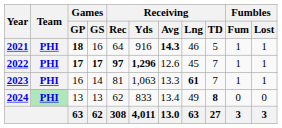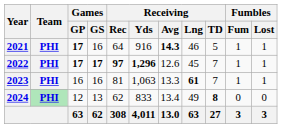(78, 47) 18 -> (78, 47) 17
(97, 81) 14 -> (97, 81) 16
(78, 98) 13 -> (78, 98) 12
